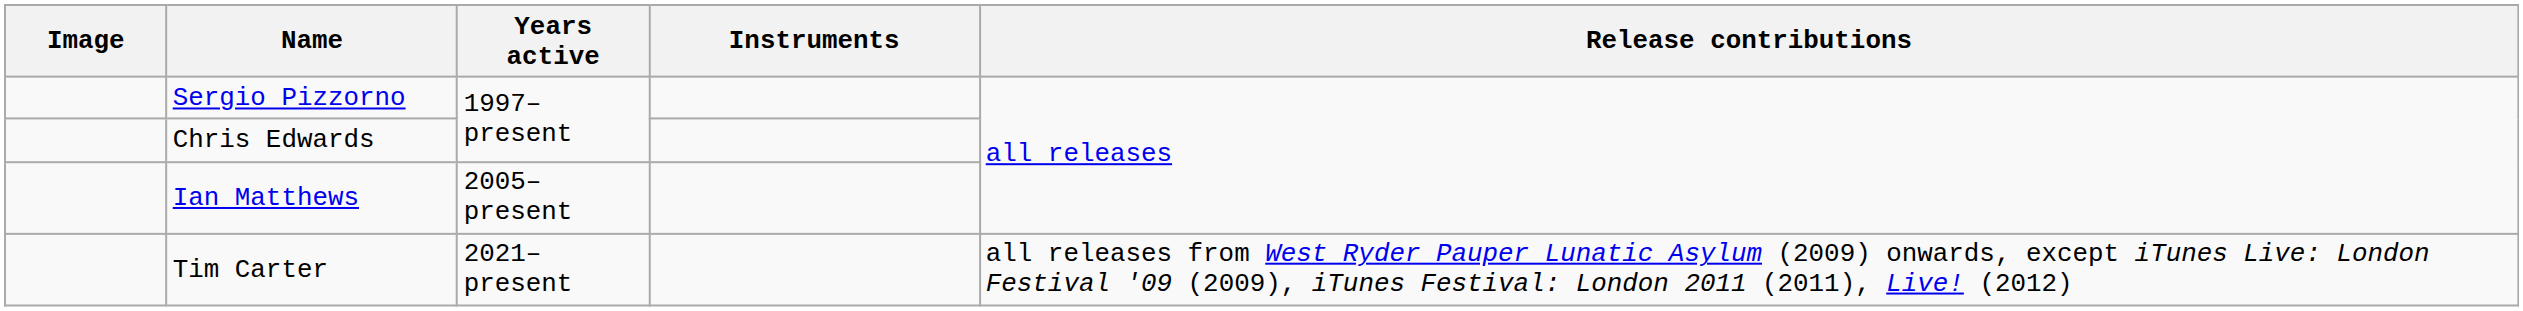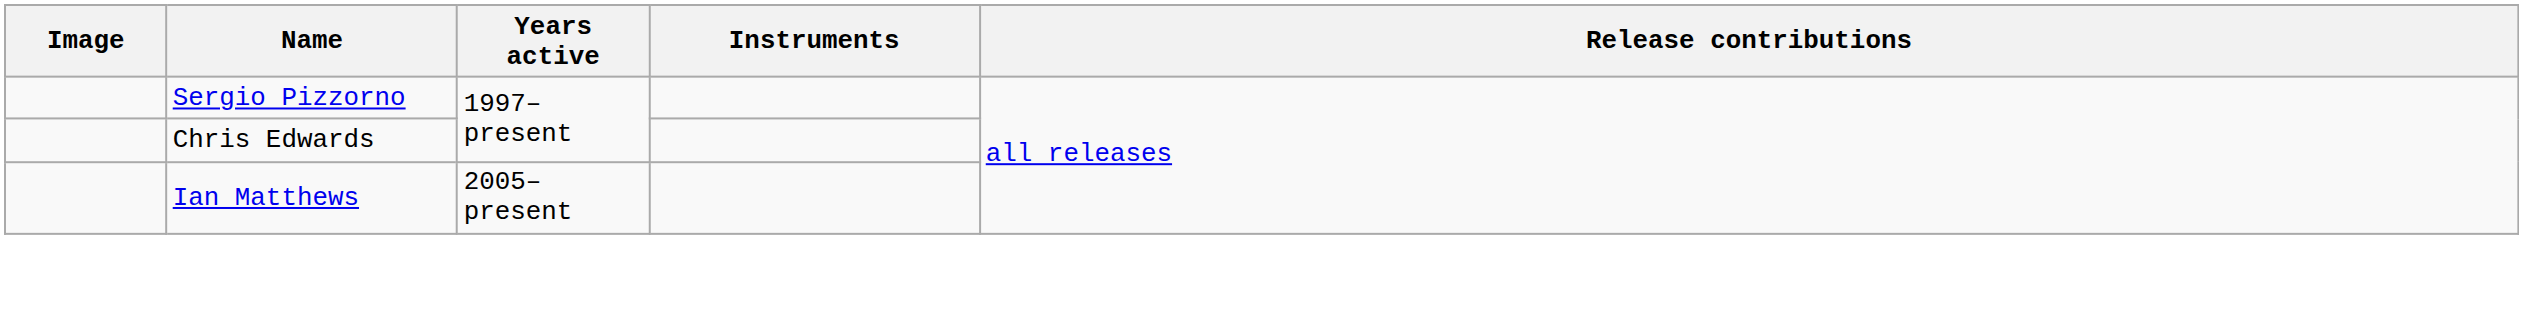- row: (250, 269)
